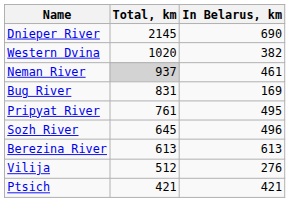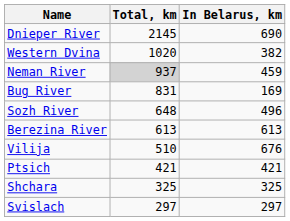(271, 72) 461 -> (271, 72) 459
- row: (54, 110)
(166, 130) 645 -> (166, 110) 648
(166, 168) 512 -> (166, 149) 510
(271, 168) 276 -> (271, 149) 676
+ row: (32, 188)
+ row: (36, 207)
